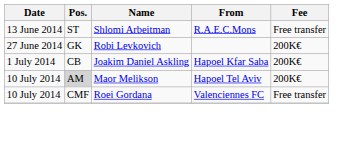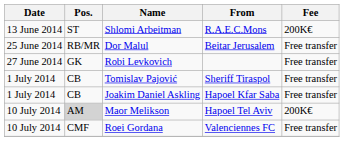(300, 29) Free transfer -> (298, 29) 200K€
+ row: (127, 45)
(287, 45) 200K€ -> (311, 62) Free transfer
+ row: (141, 78)
(287, 62) 200K€ -> (311, 95) Free transfer
